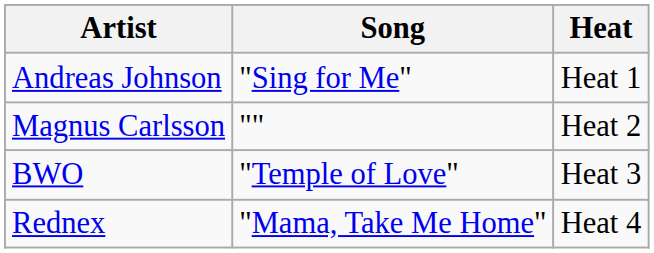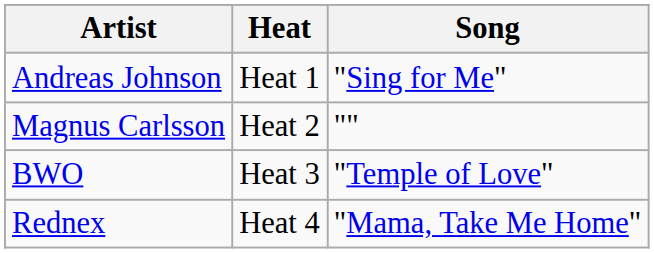columns swapped: (393, 28) <-> (601, 28)
